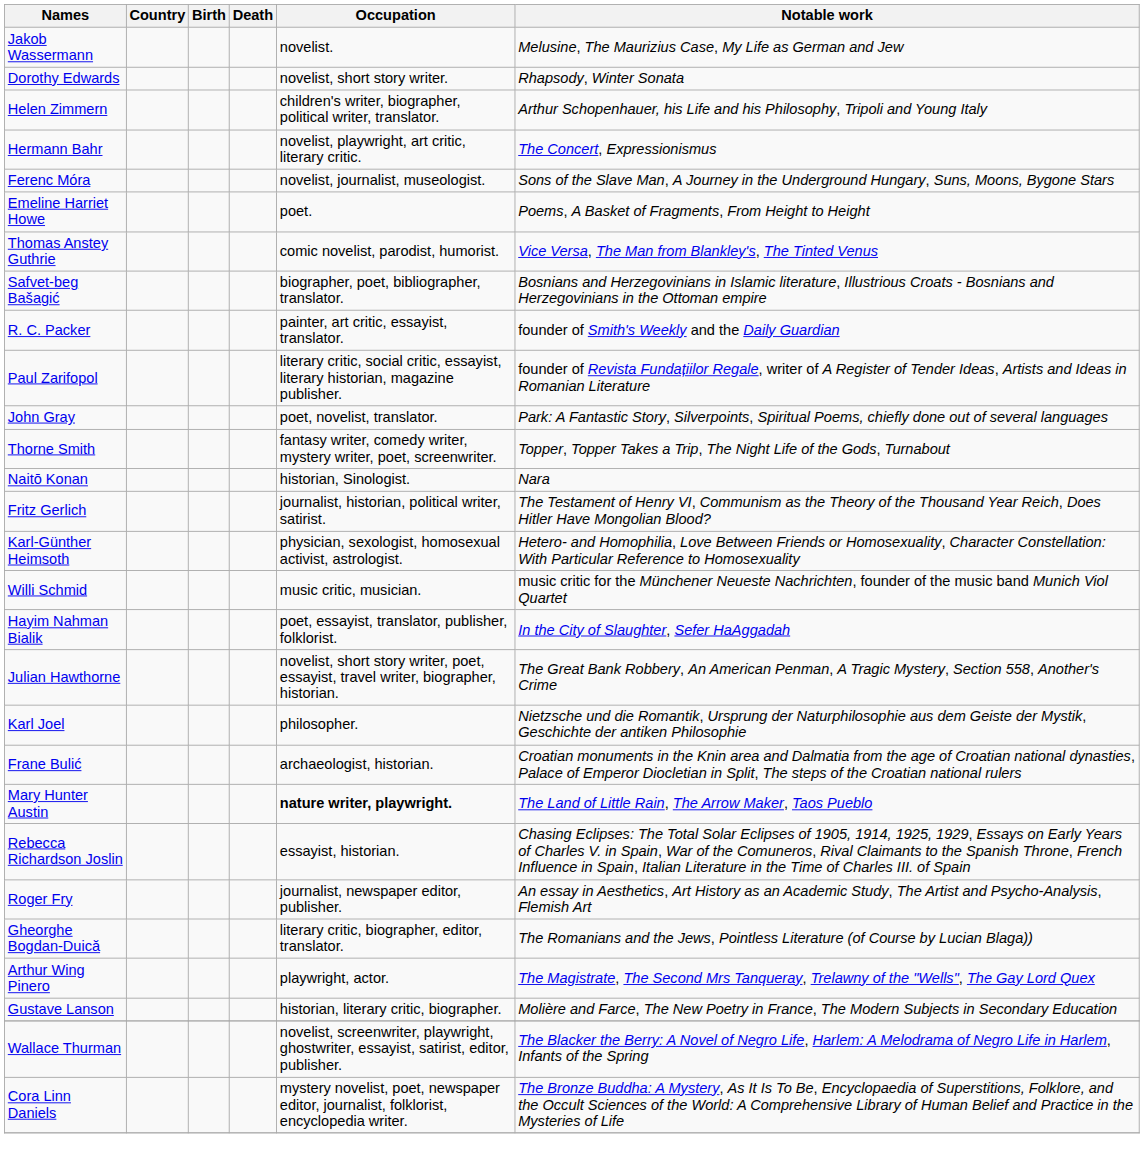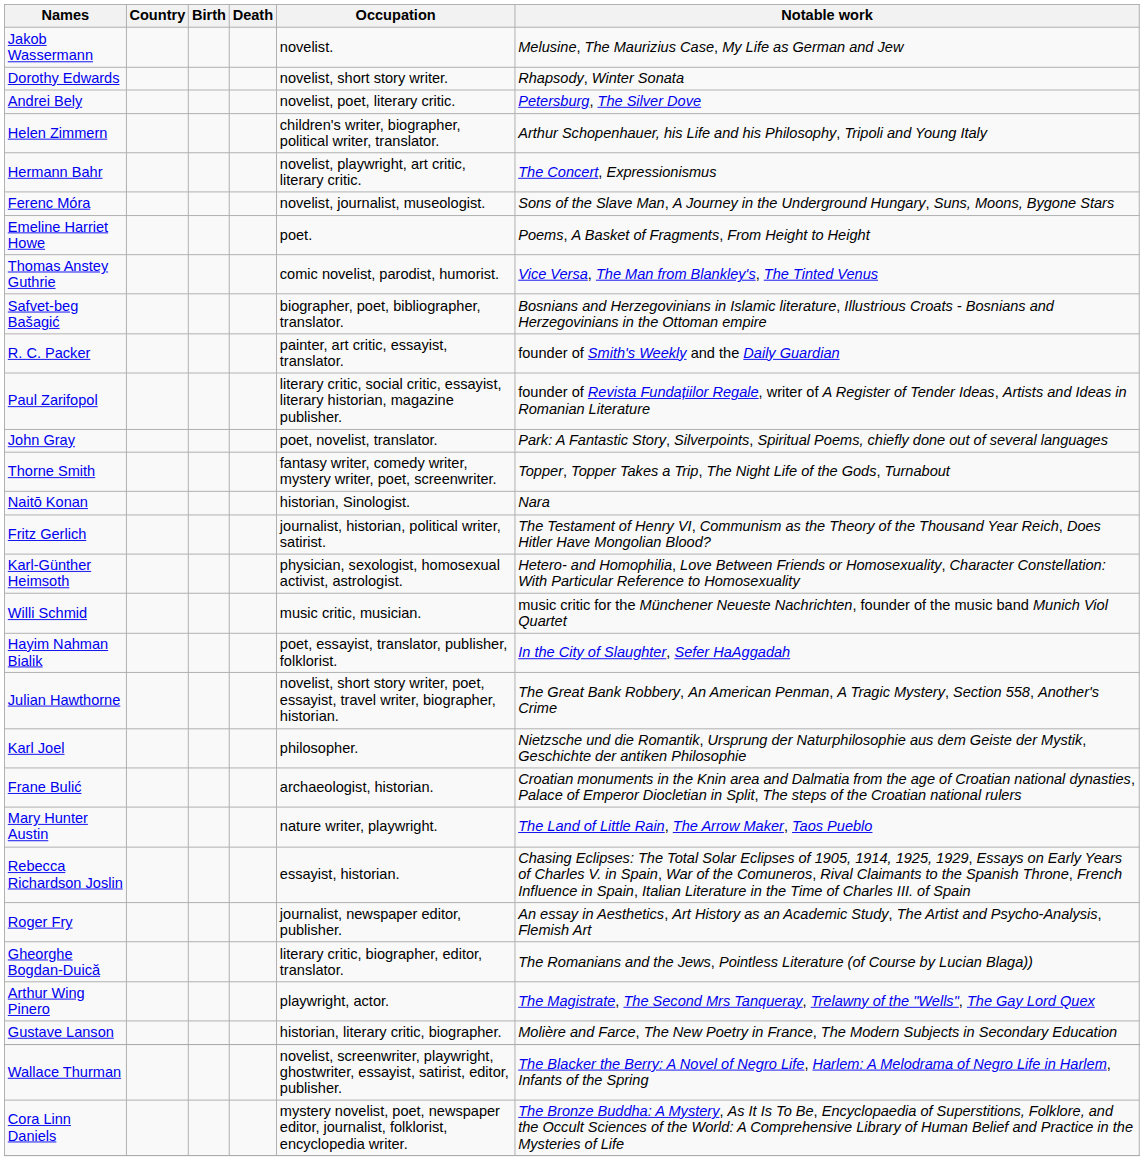+ row: (45, 101)
(366, 803) bold -> (359, 827) normal
